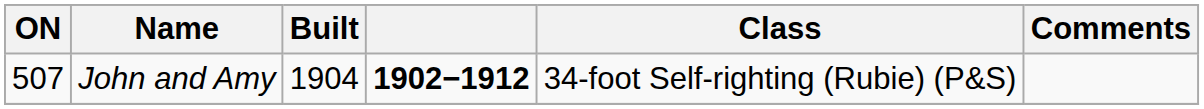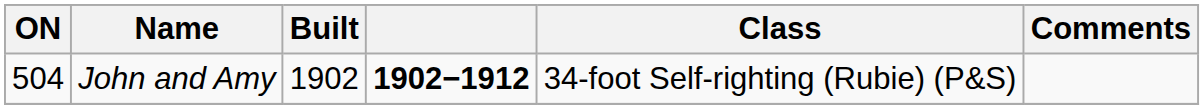(38, 78) 507 -> (38, 78) 504
(324, 78) 1904 -> (324, 78) 1902
